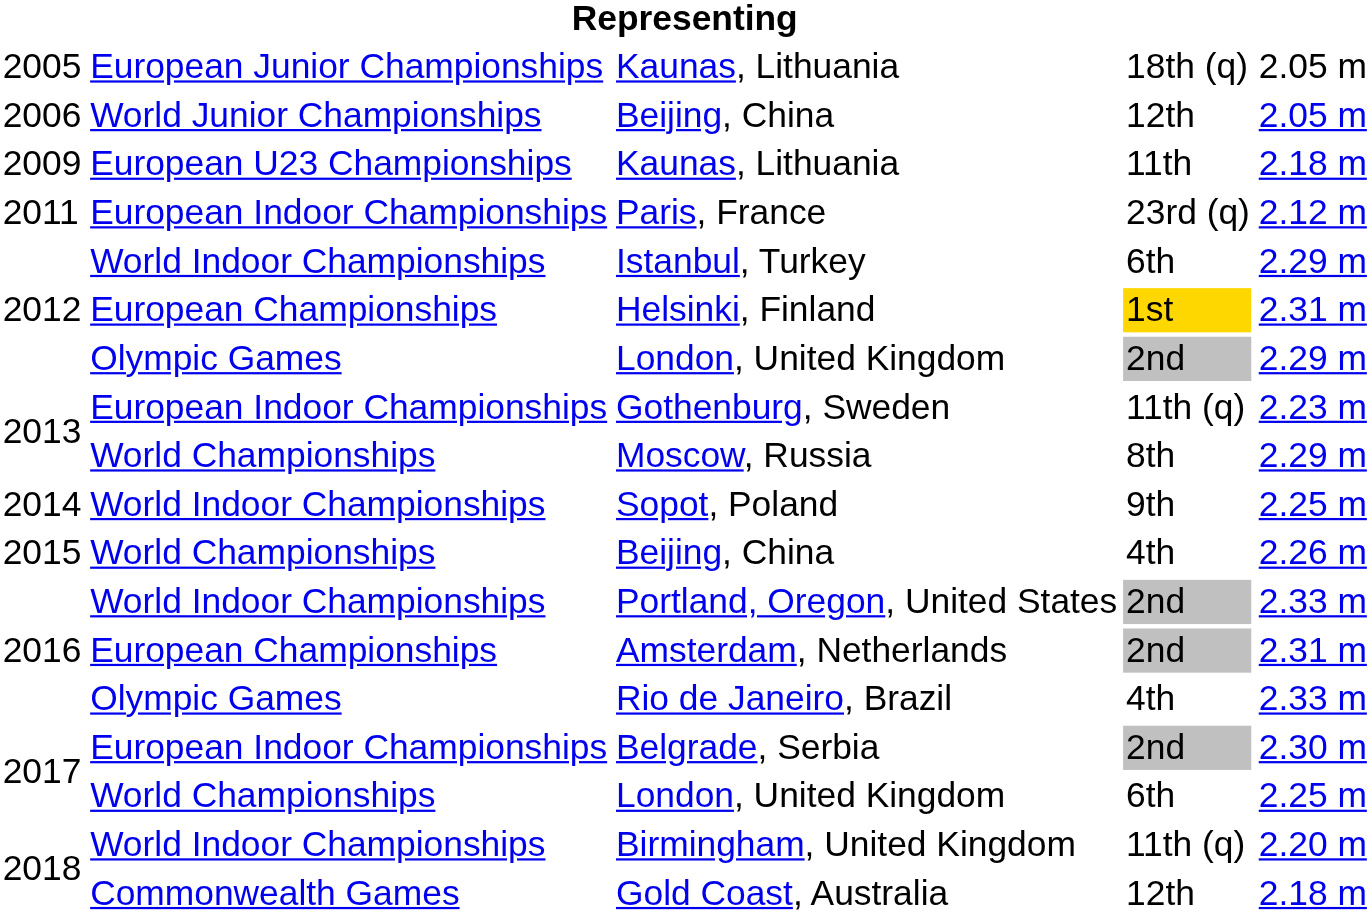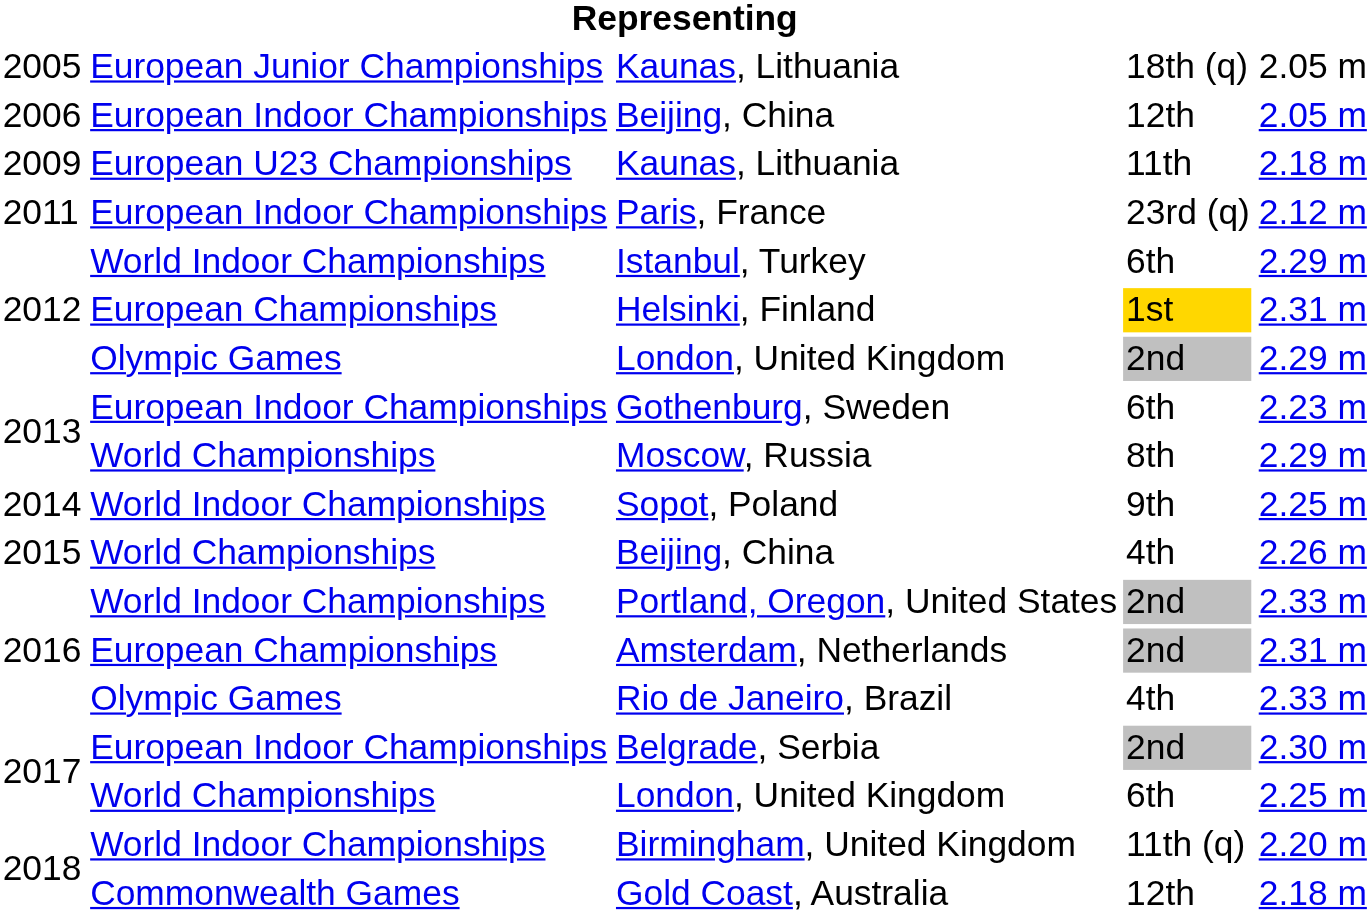(316, 115) World Junior Championships -> (349, 115) European Indoor Championships
(1186, 406) 11th (q) -> (1151, 406) 6th
